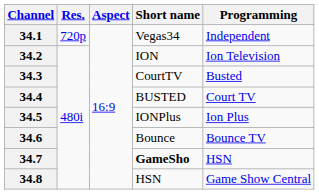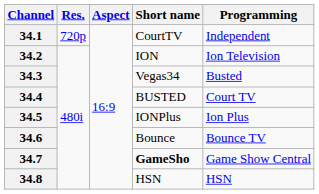(157, 35) Vegas34 -> (159, 35) CourtTV
(159, 76) CourtTV -> (157, 76) Vegas34
(219, 158) HSN -> (258, 158) Game Show Central
(258, 179) Game Show Central -> (219, 179) HSN
